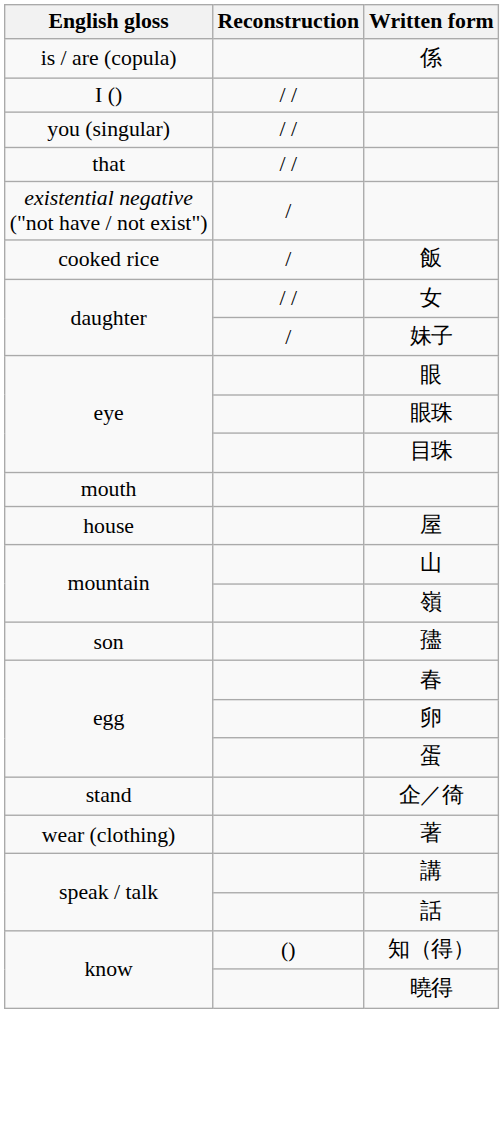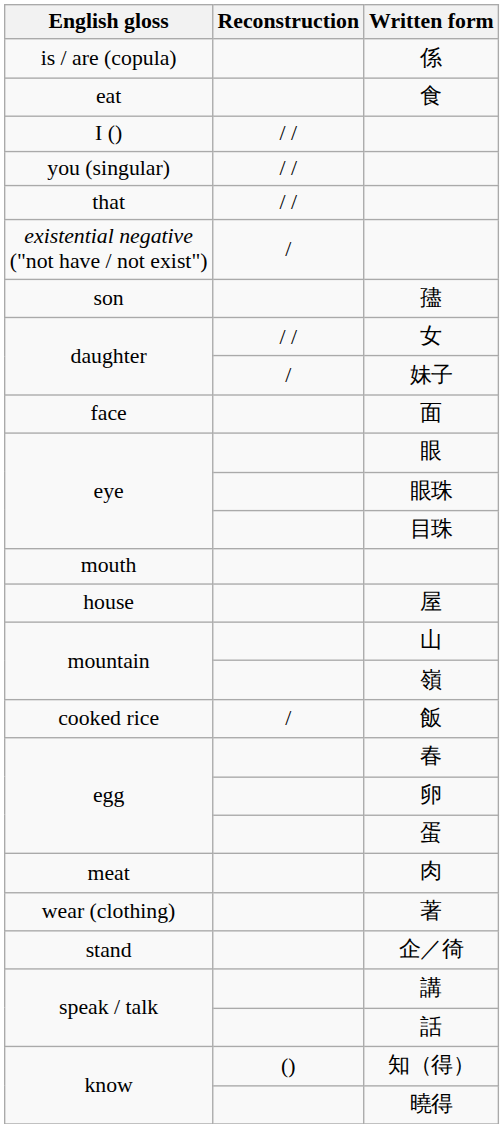+ row: (109, 96)
rows swapped: (109, 641) <-> (109, 259)
+ row: (109, 413)
+ row: (109, 872)
rows swapped: (109, 834) <-> (109, 795)
